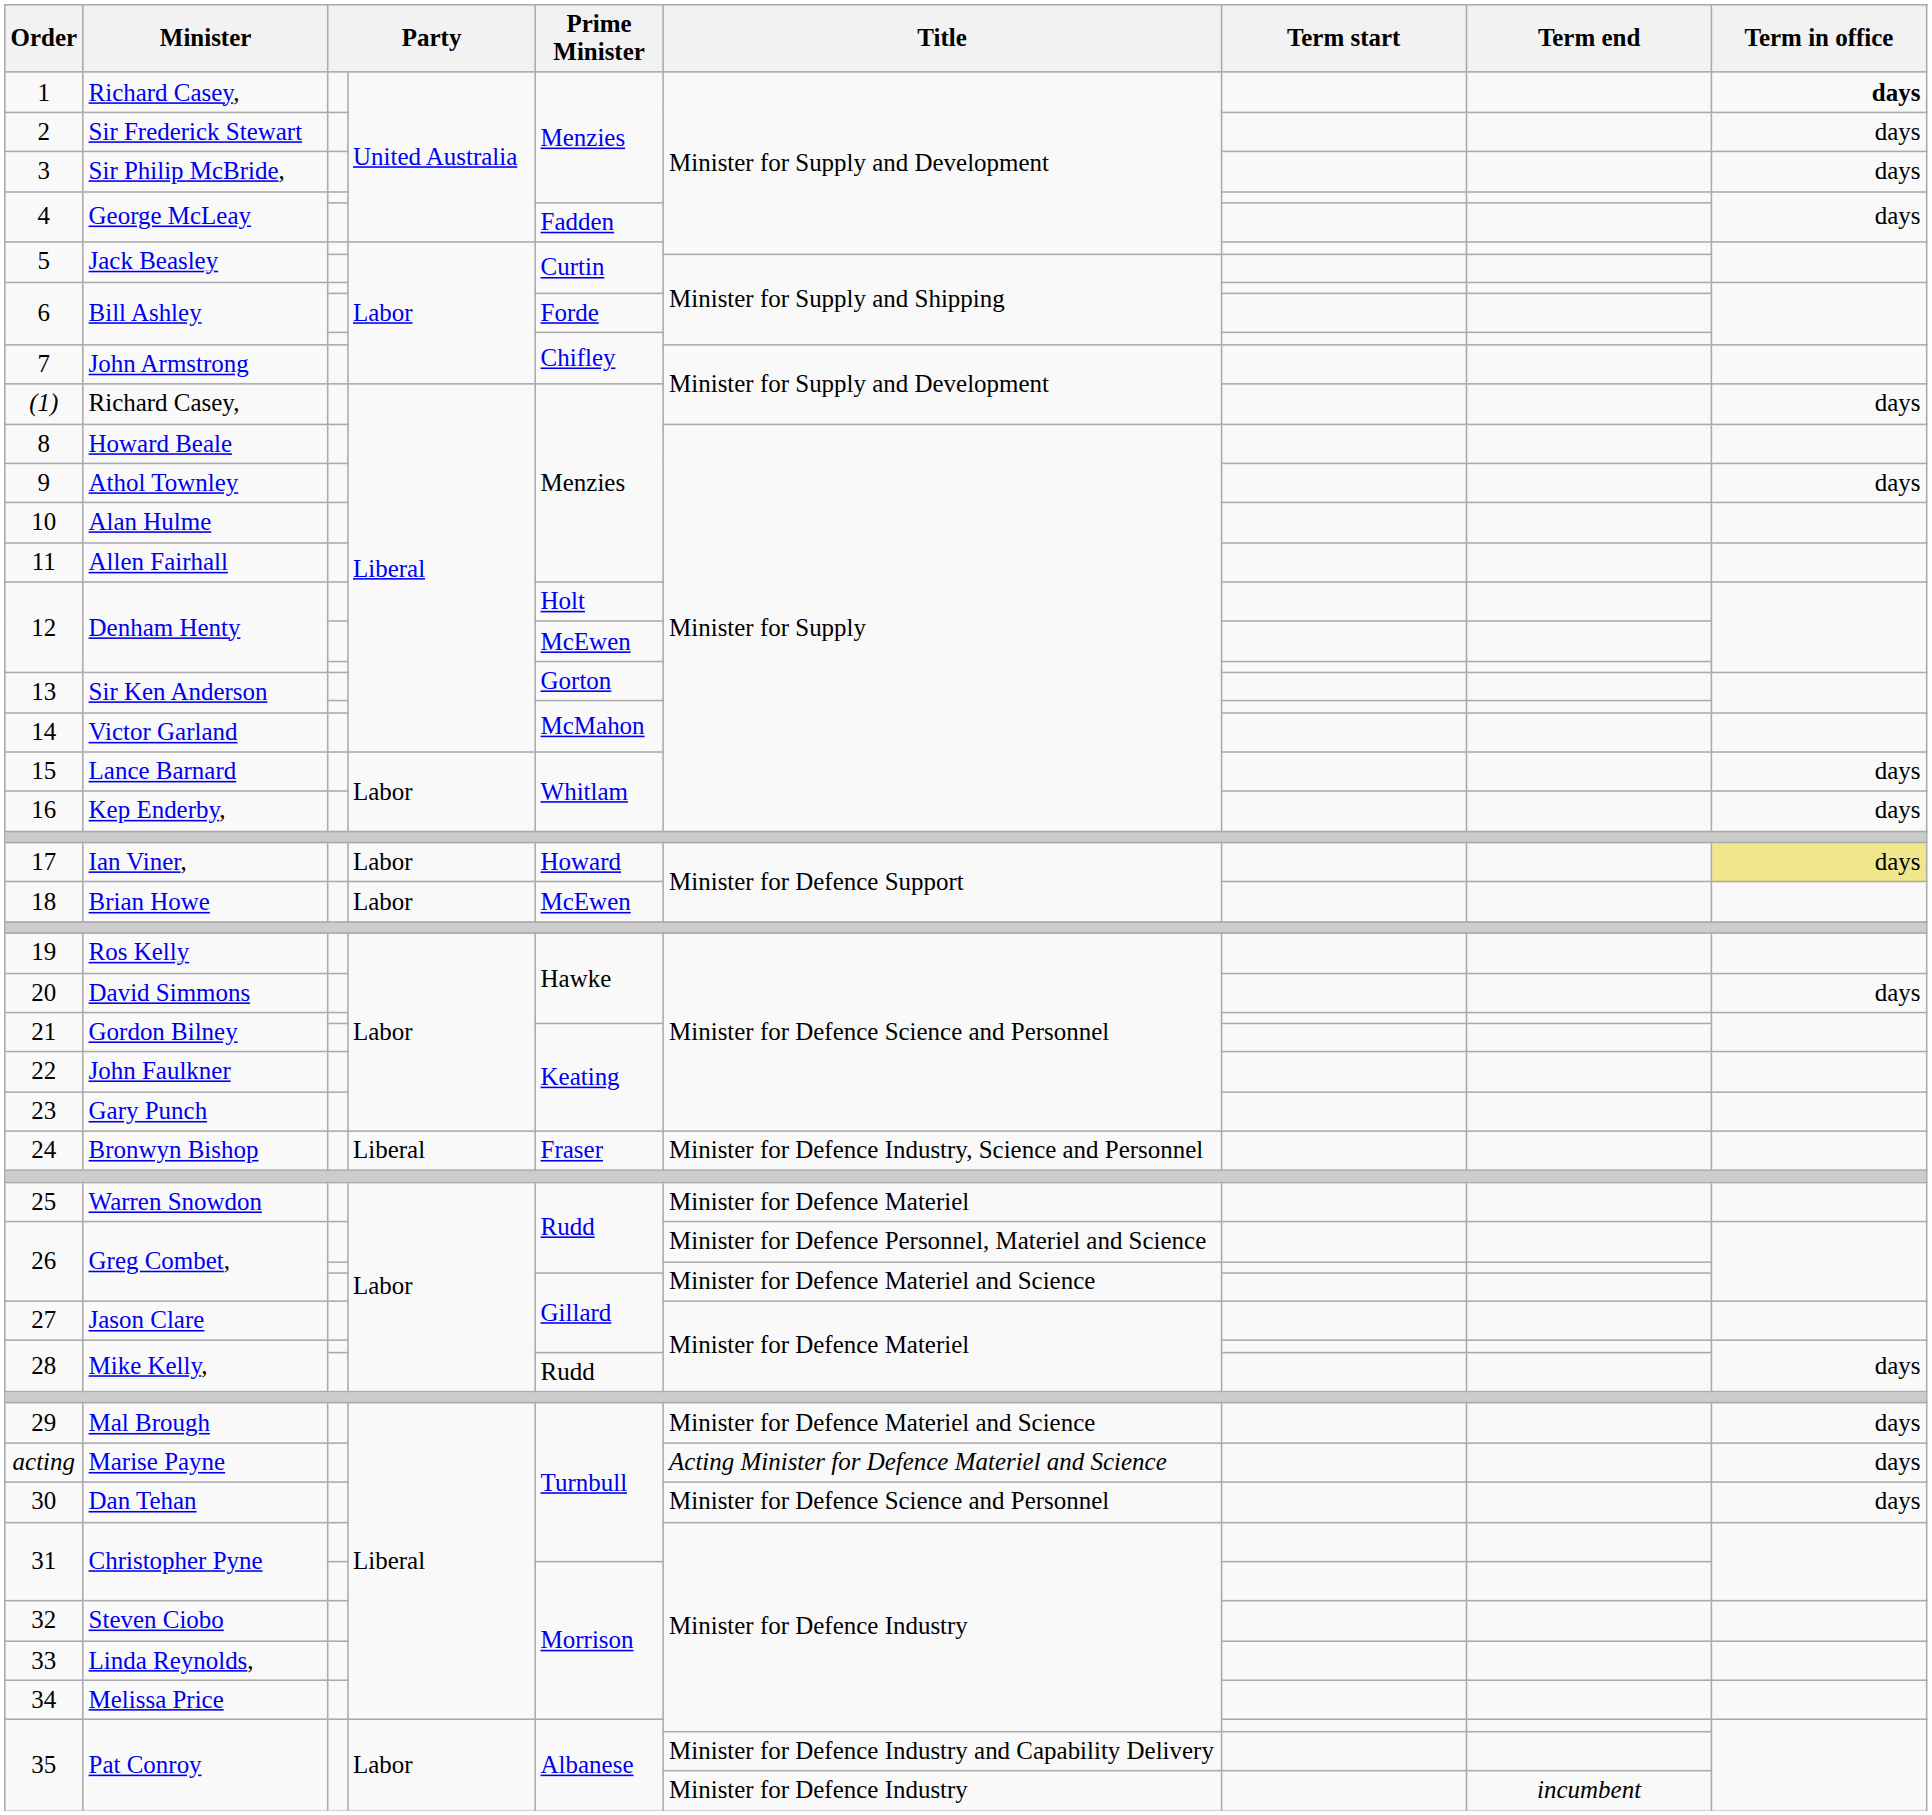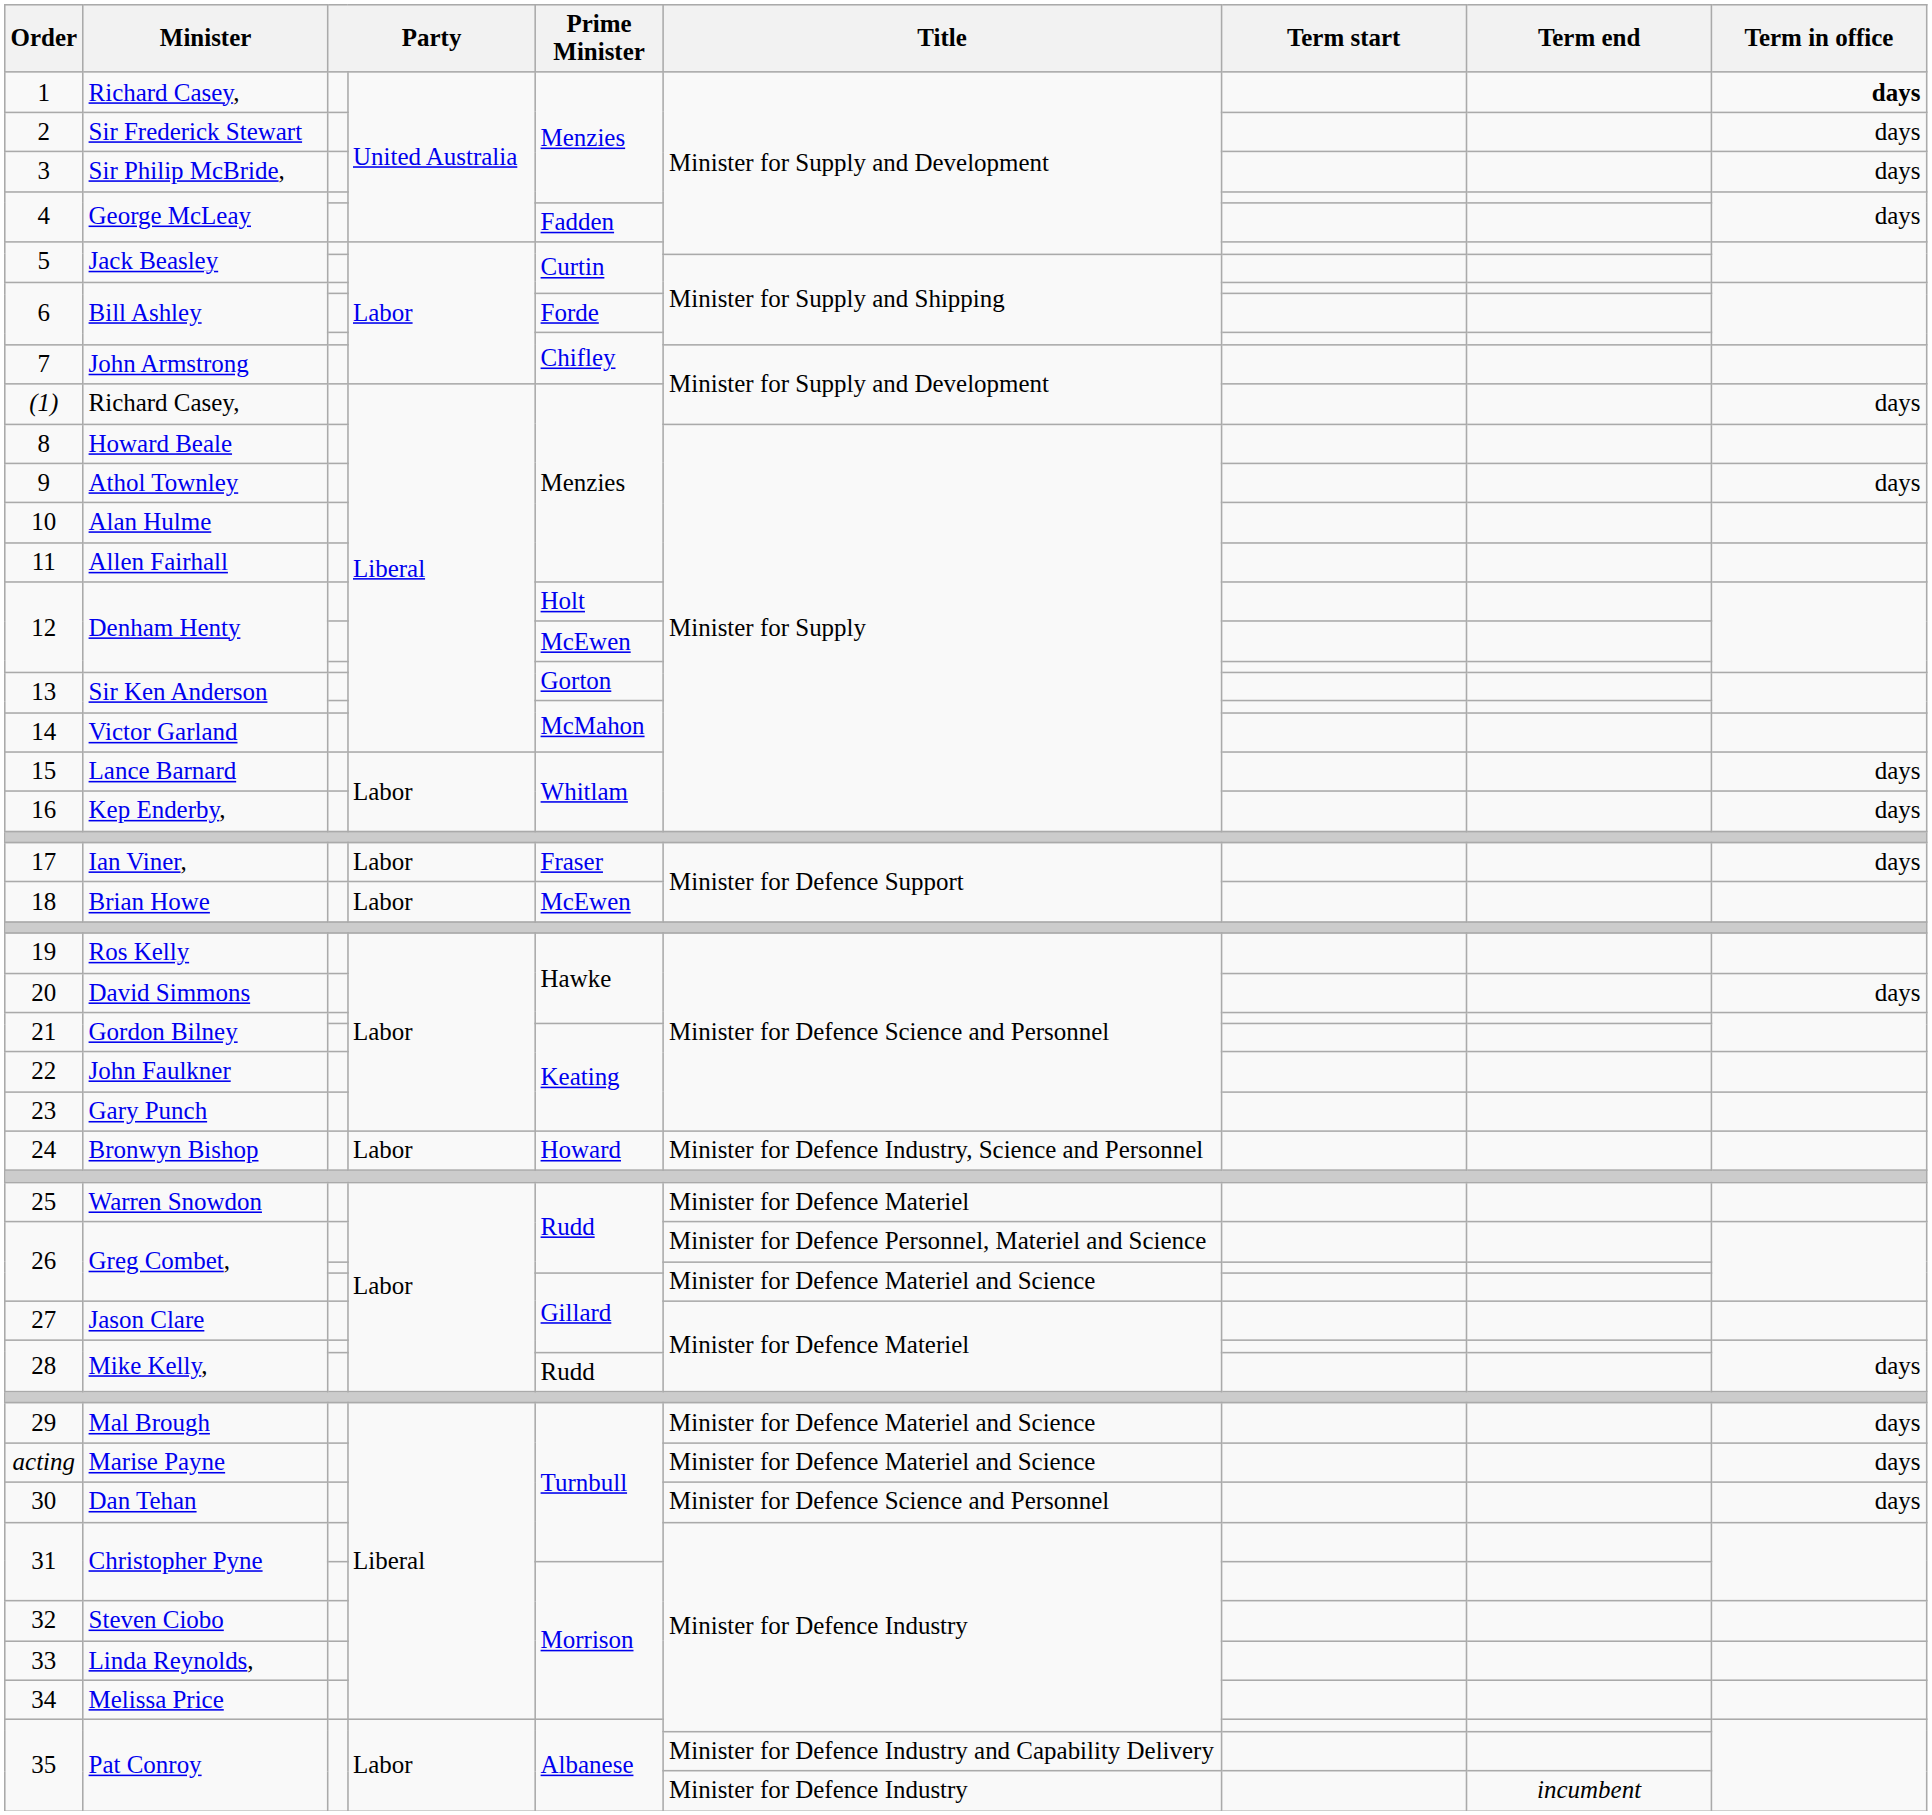(581, 862) Howard -> (572, 862) Fraser
(1898, 862) khaki background -> (1898, 862) no background
(389, 1150) Liberal -> (383, 1150) Labor
(572, 1150) Fraser -> (581, 1150) Howard
(918, 1462) Acting Minister for Defence Materiel and Science -> (882, 1462) Minister for Defence Materiel and Science
